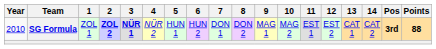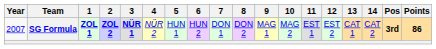(16, 28) 2010 -> (16, 28) 2007
(89, 28) normal -> (89, 28) bold
(416, 28) 88 -> (417, 28) 86
